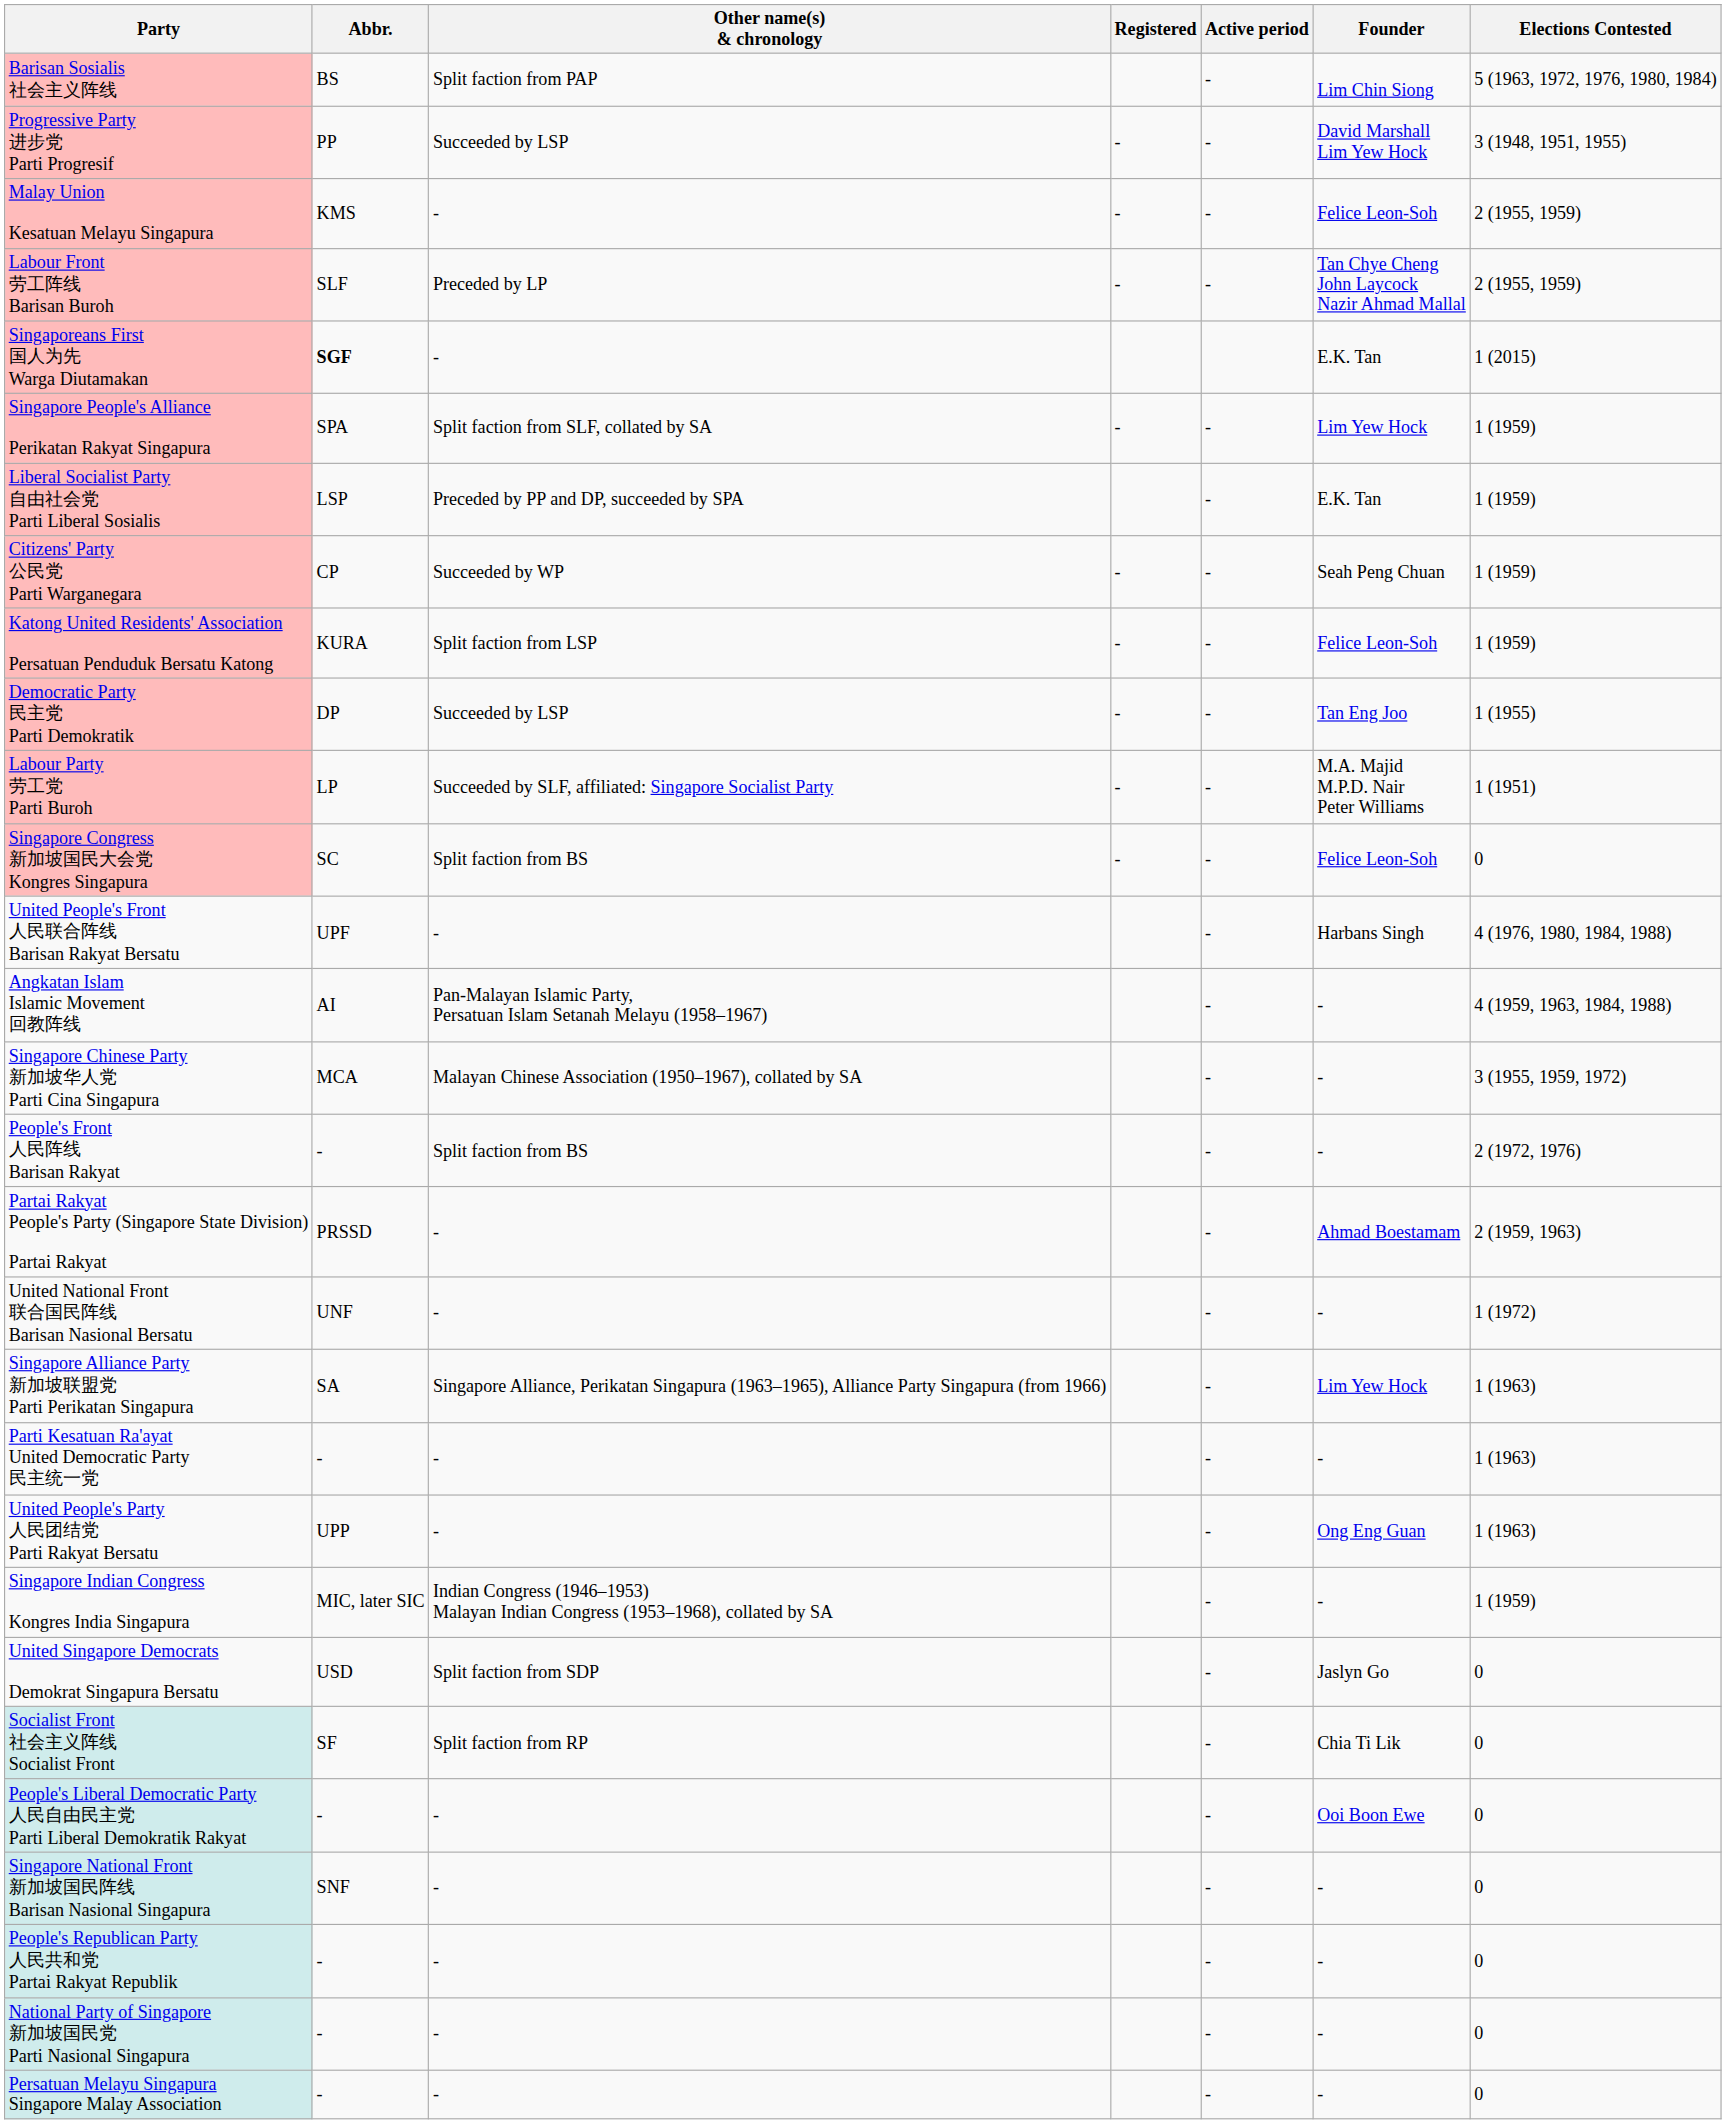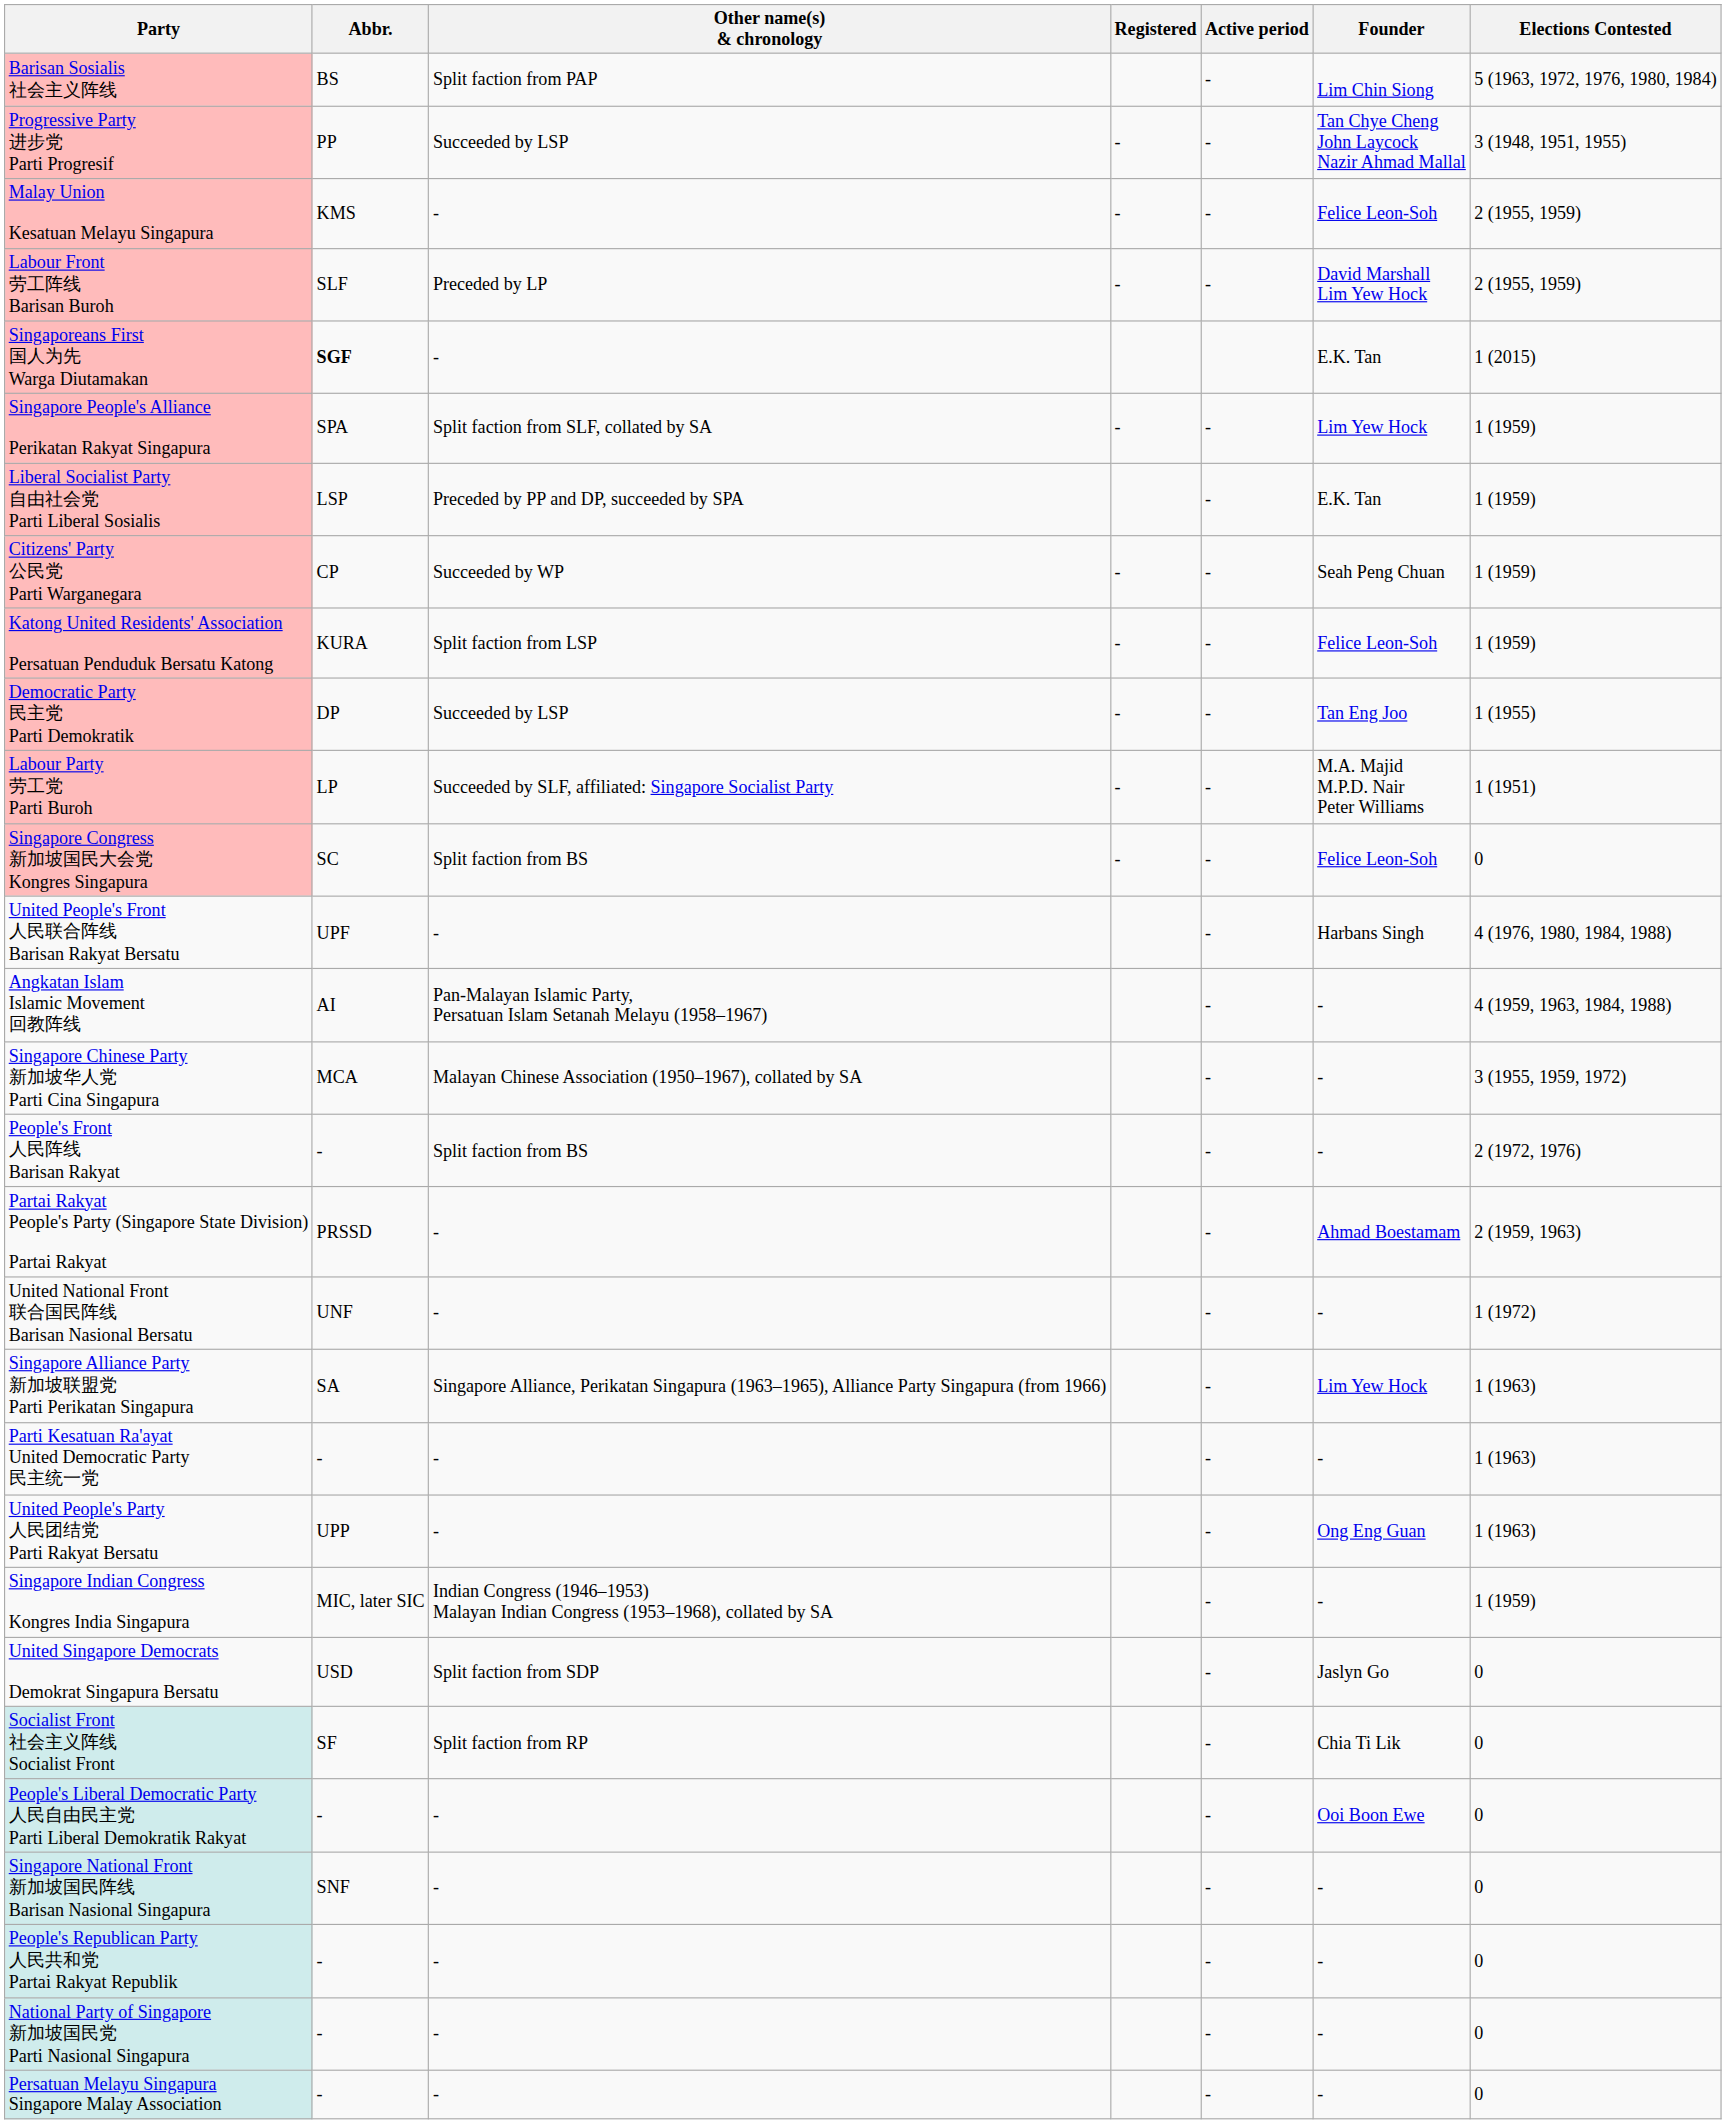(1374, 142) David Marshall Lim Yew Hock -> (1391, 142) Tan Chye Cheng John Laycock Nazir Ahmad Mallal
(1391, 284) Tan Chye Cheng John Laycock Nazir Ahmad Mallal -> (1374, 284) David Marshall Lim Yew Hock
